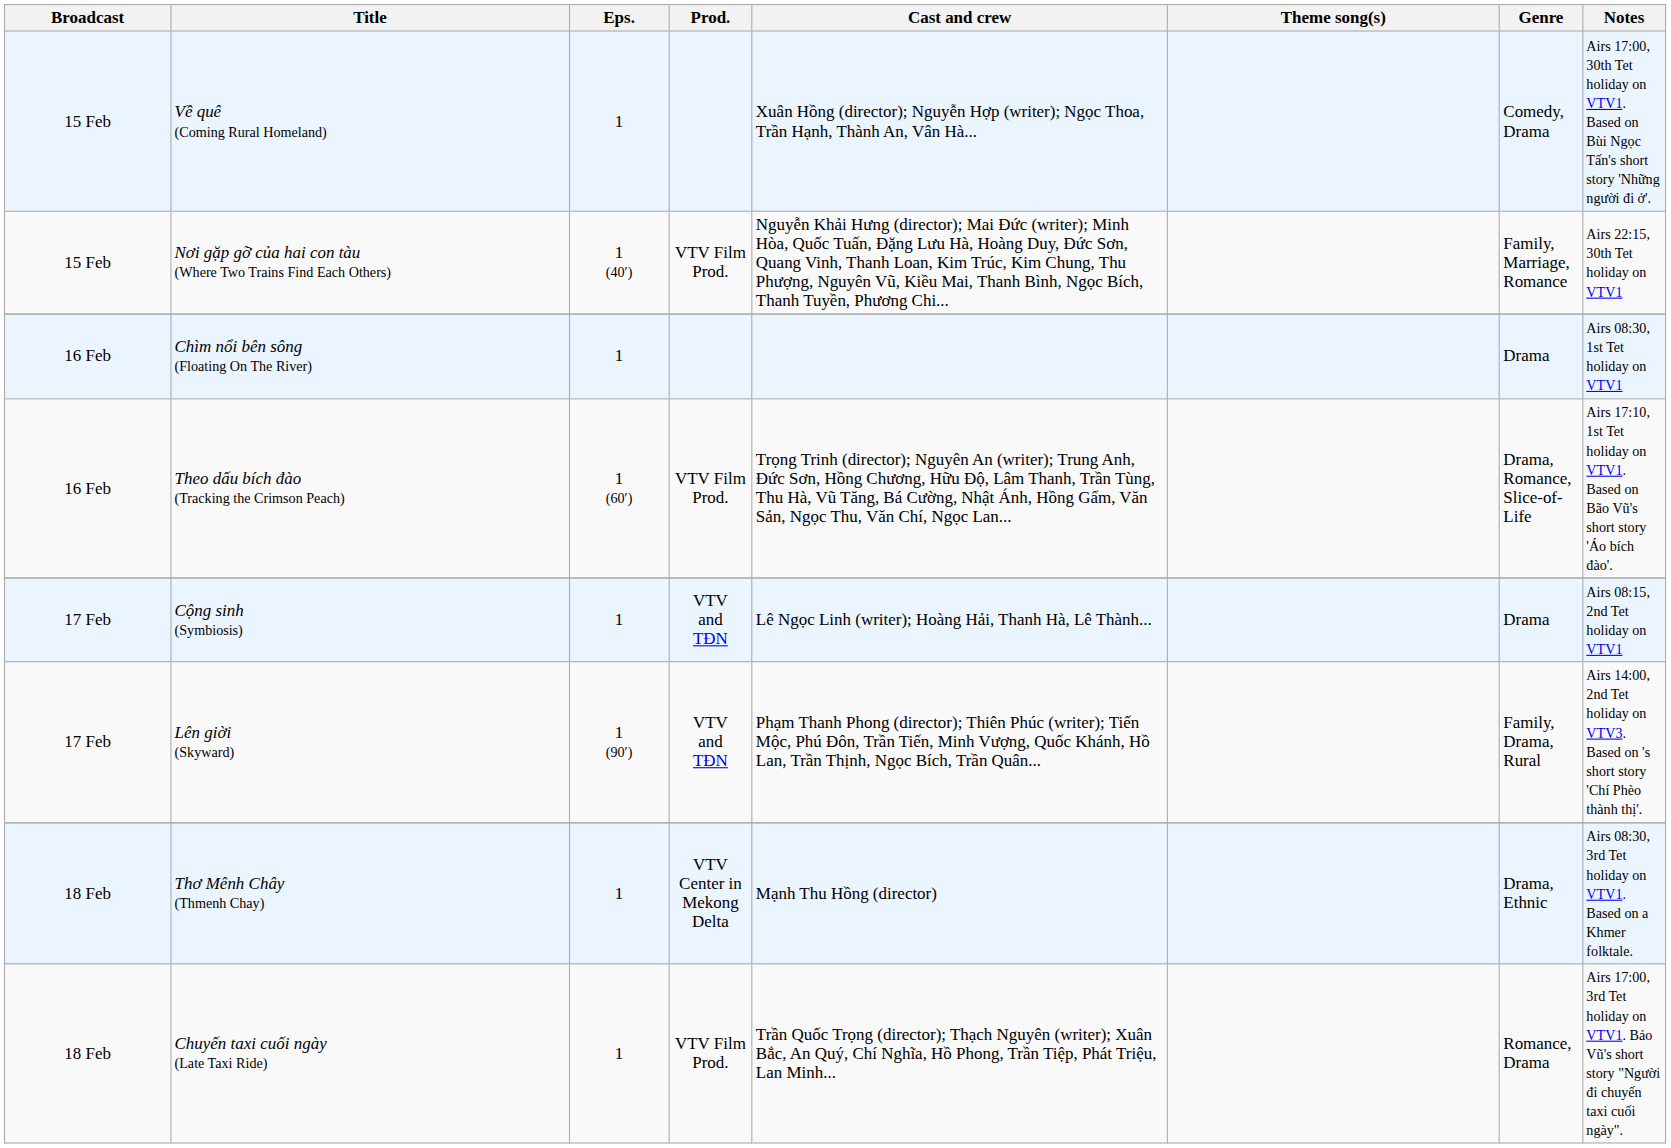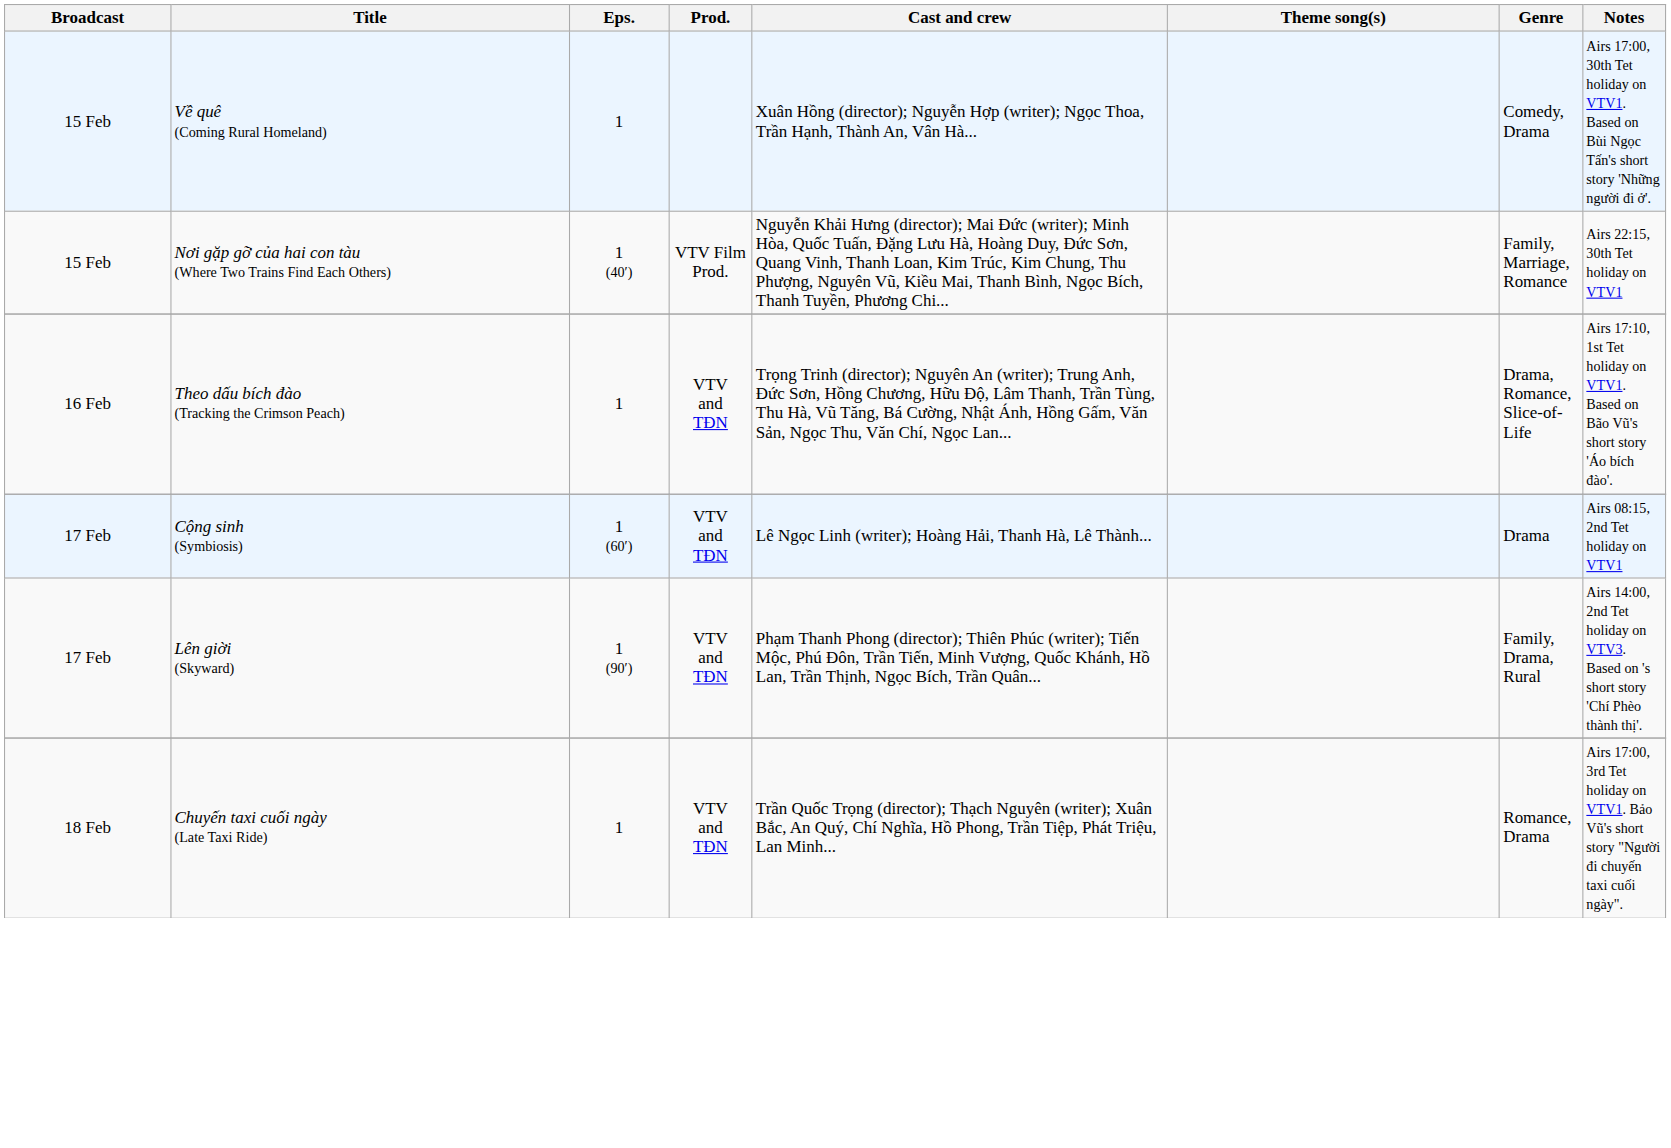- row: (243, 356)
(619, 488) 1 (60′) -> (619, 403) 1
(710, 488) VTV Film Prod. -> (710, 403) VTV and TĐN
(619, 619) 1 -> (619, 535) 1 (60′)
- row: (229, 893)
(710, 1053) VTV Film Prod. -> (710, 828) VTV and TĐN
